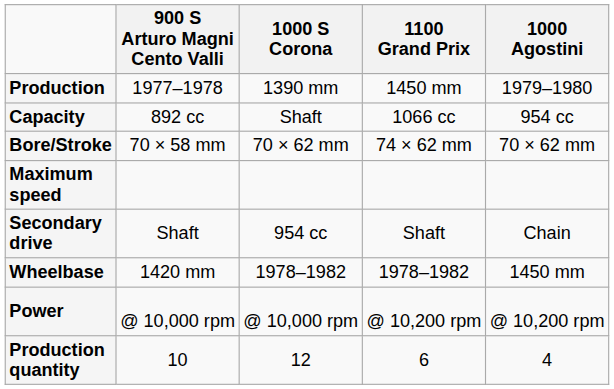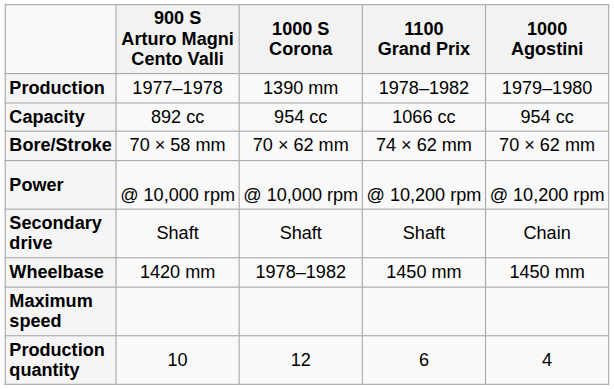(424, 88) 1450 mm -> (424, 88) 1978–1982
(301, 116) Shaft -> (301, 116) 954 cc
rows swapped: (36, 311) <-> (51, 184)
(301, 233) 954 cc -> (301, 233) Shaft
(424, 272) 1978–1982 -> (424, 272) 1450 mm
